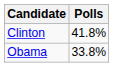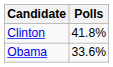(89, 52) 33.8% -> (89, 52) 33.6%
